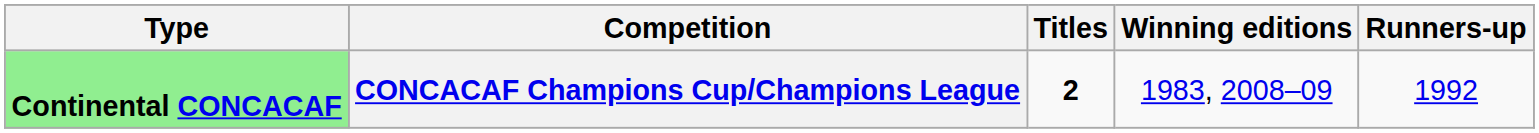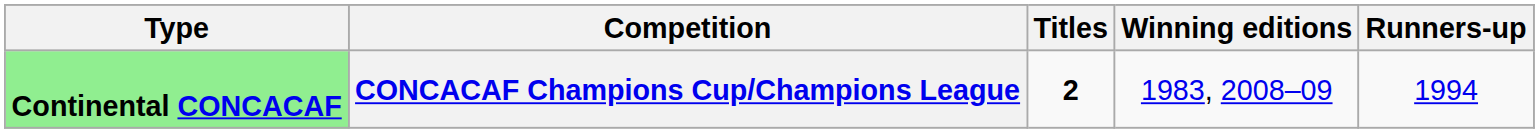(1446, 89) 1992 -> (1446, 89) 1994
